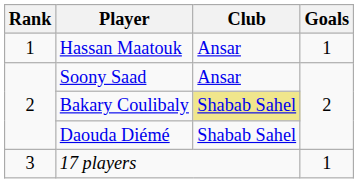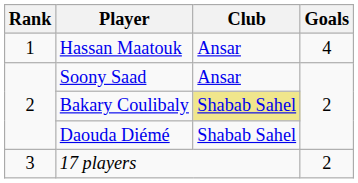(327, 47) 1 -> (327, 47) 4
(327, 163) 1 -> (327, 163) 2
